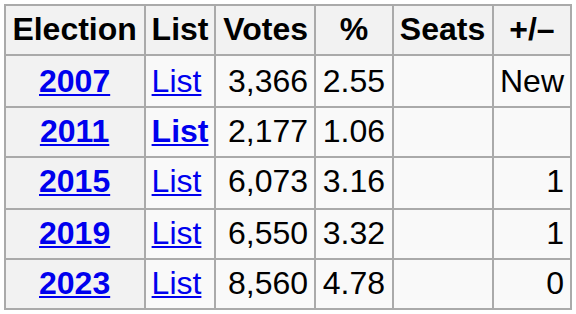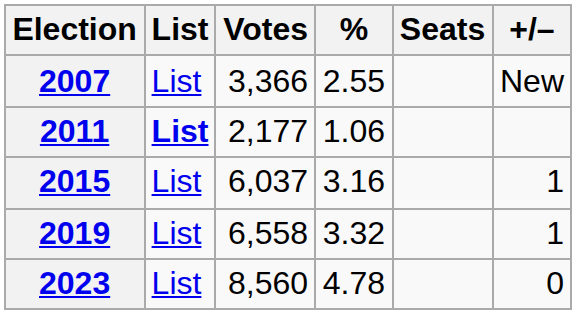(268, 182) 6,073 -> (268, 182) 6,037
(268, 232) 6,550 -> (268, 232) 6,558
